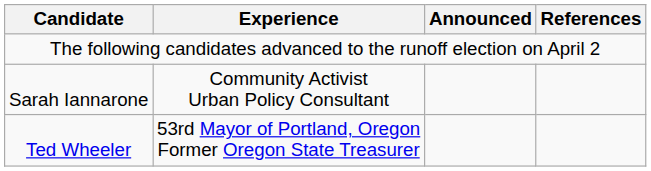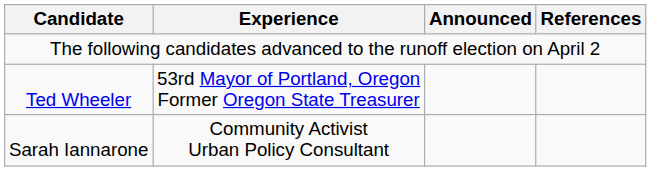rows swapped: (79, 150) <-> (79, 99)
